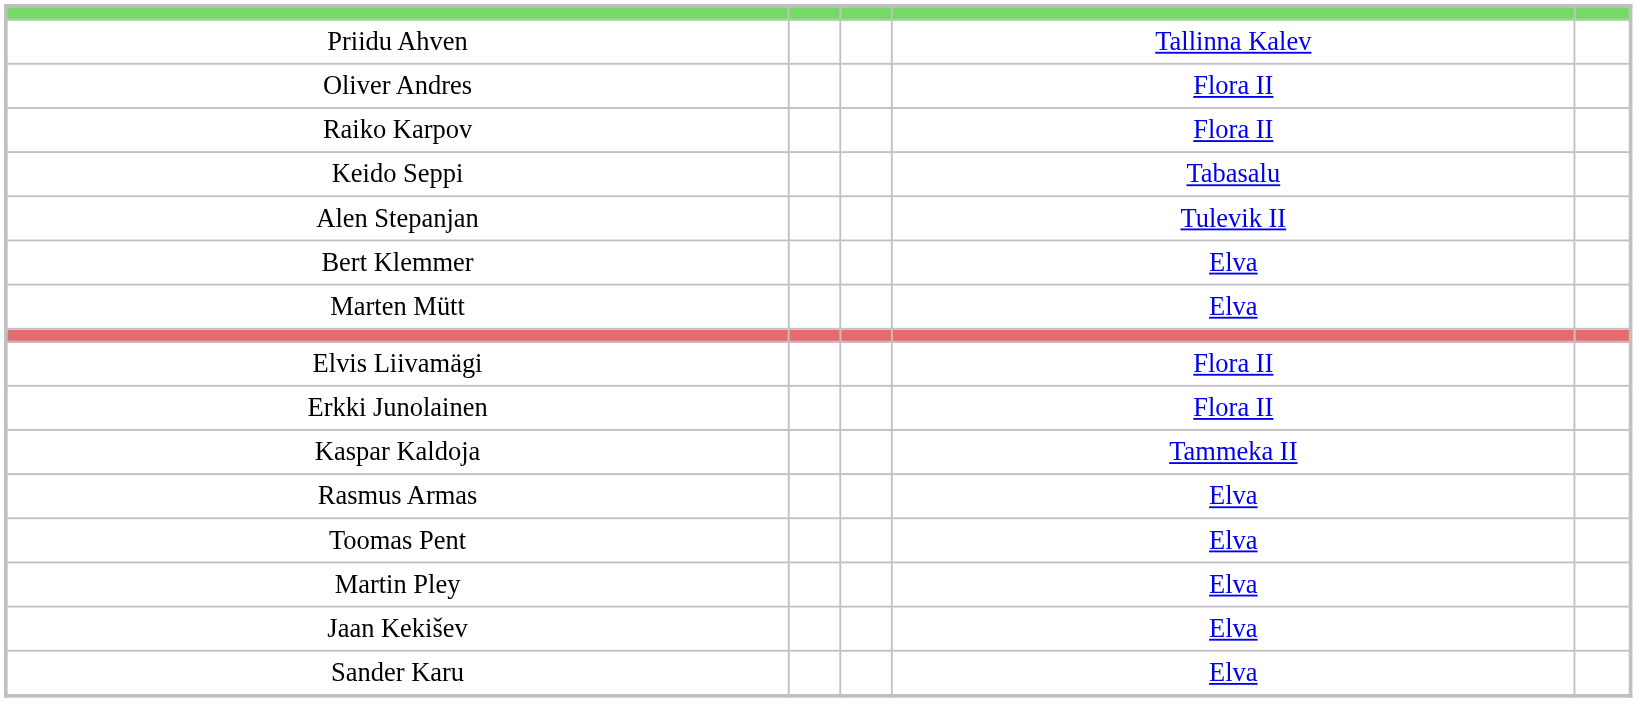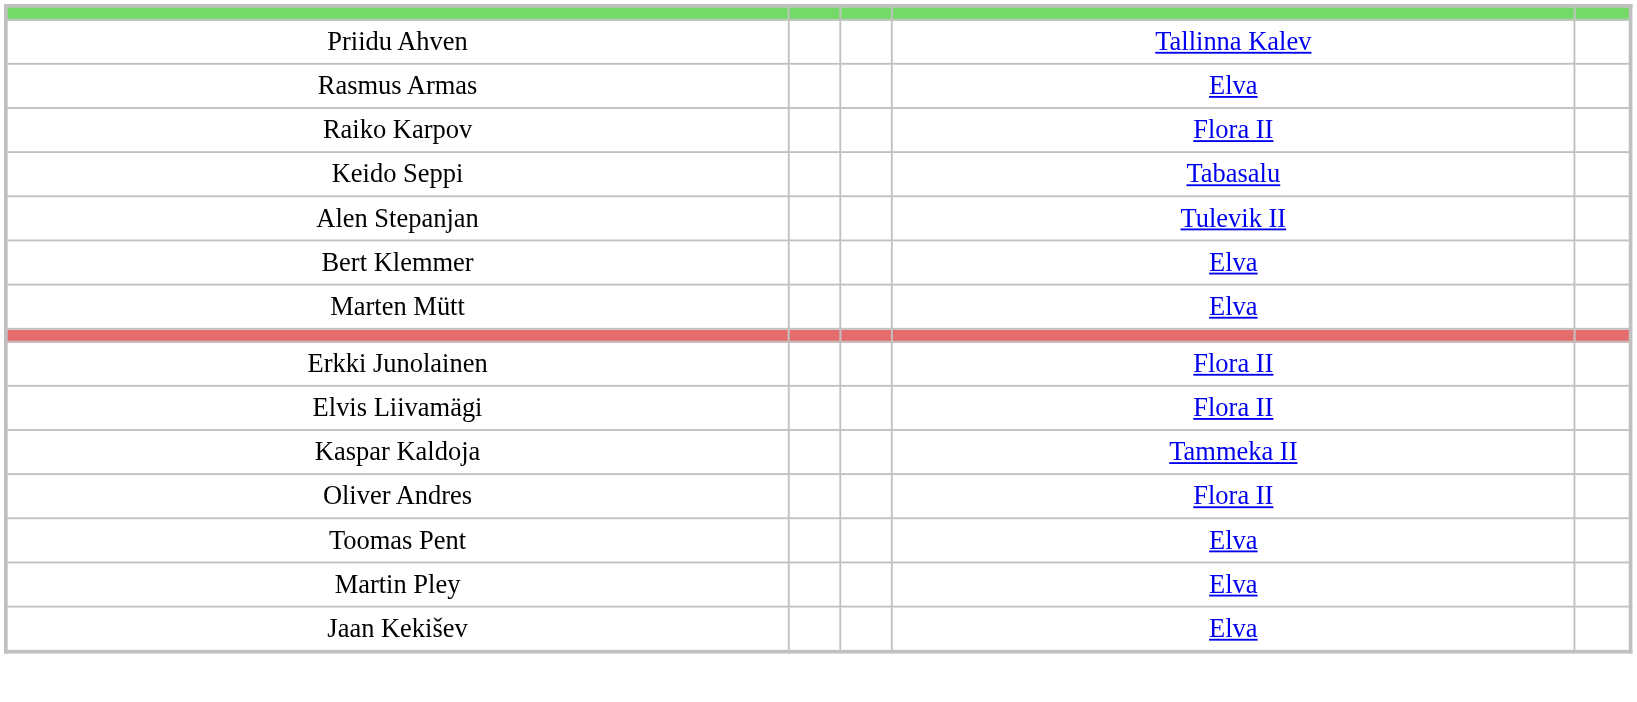rows swapped: (398, 85) <-> (398, 495)
rows swapped: (398, 407) <-> (398, 363)
- row: (398, 672)
